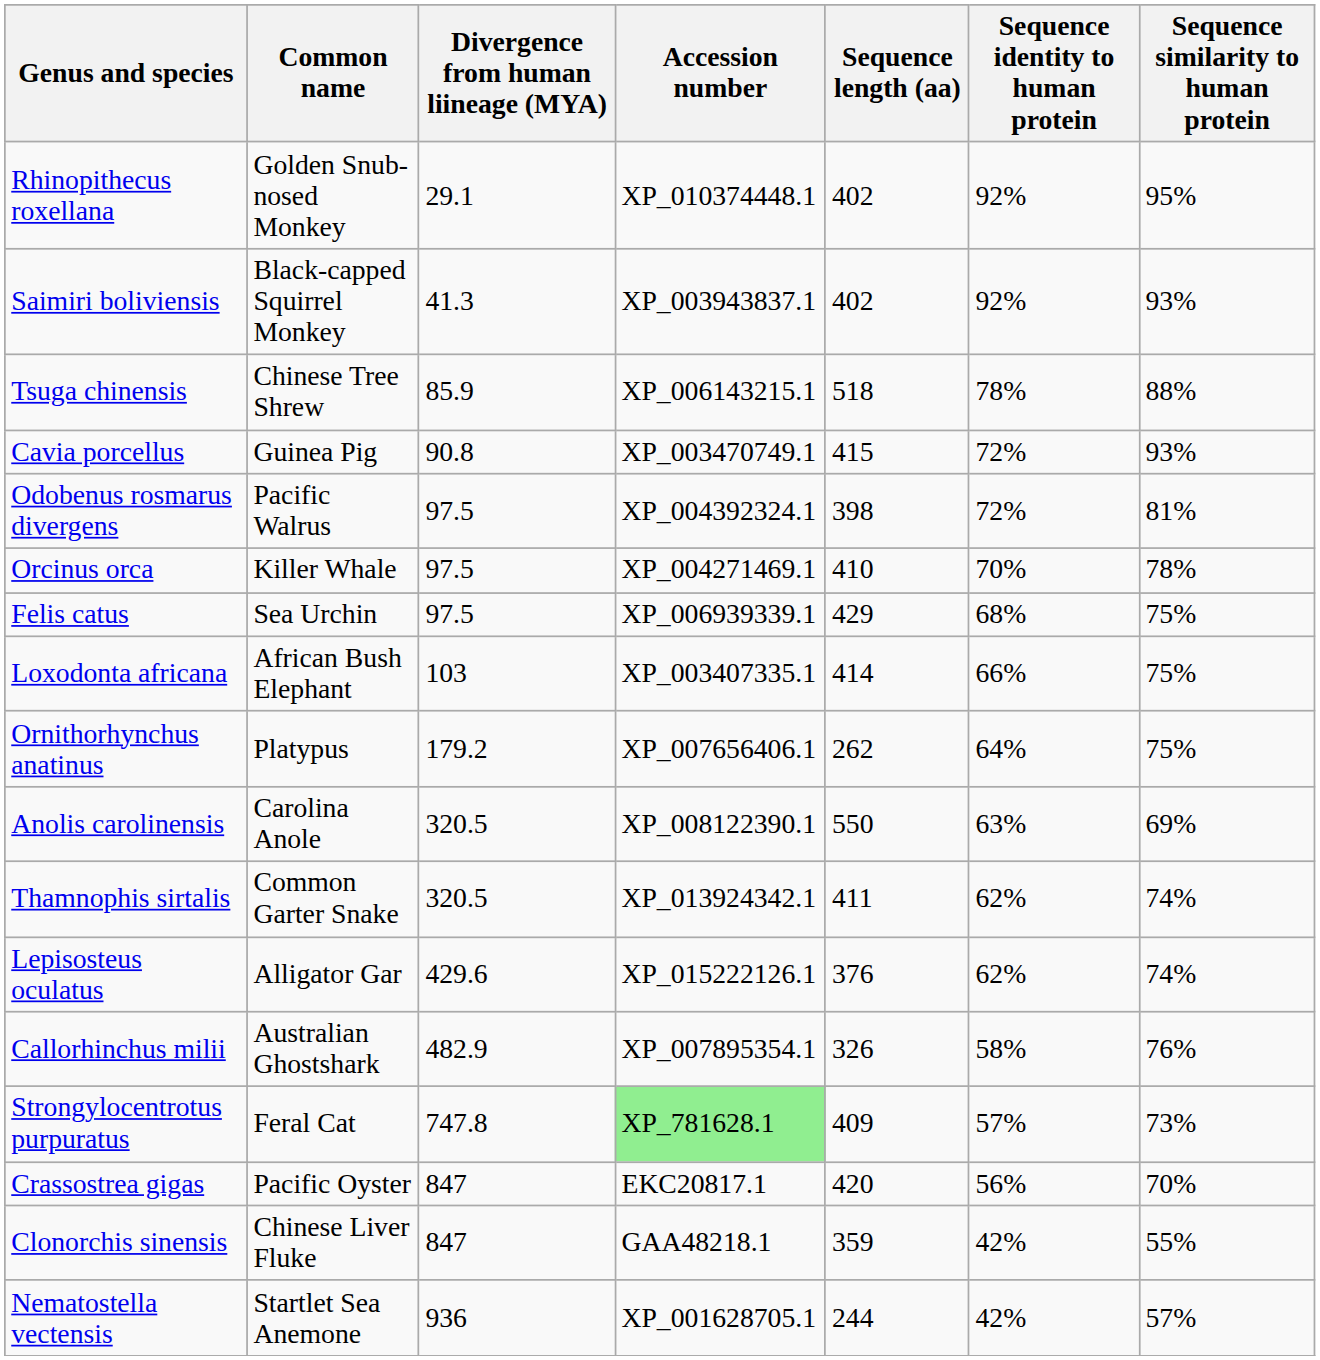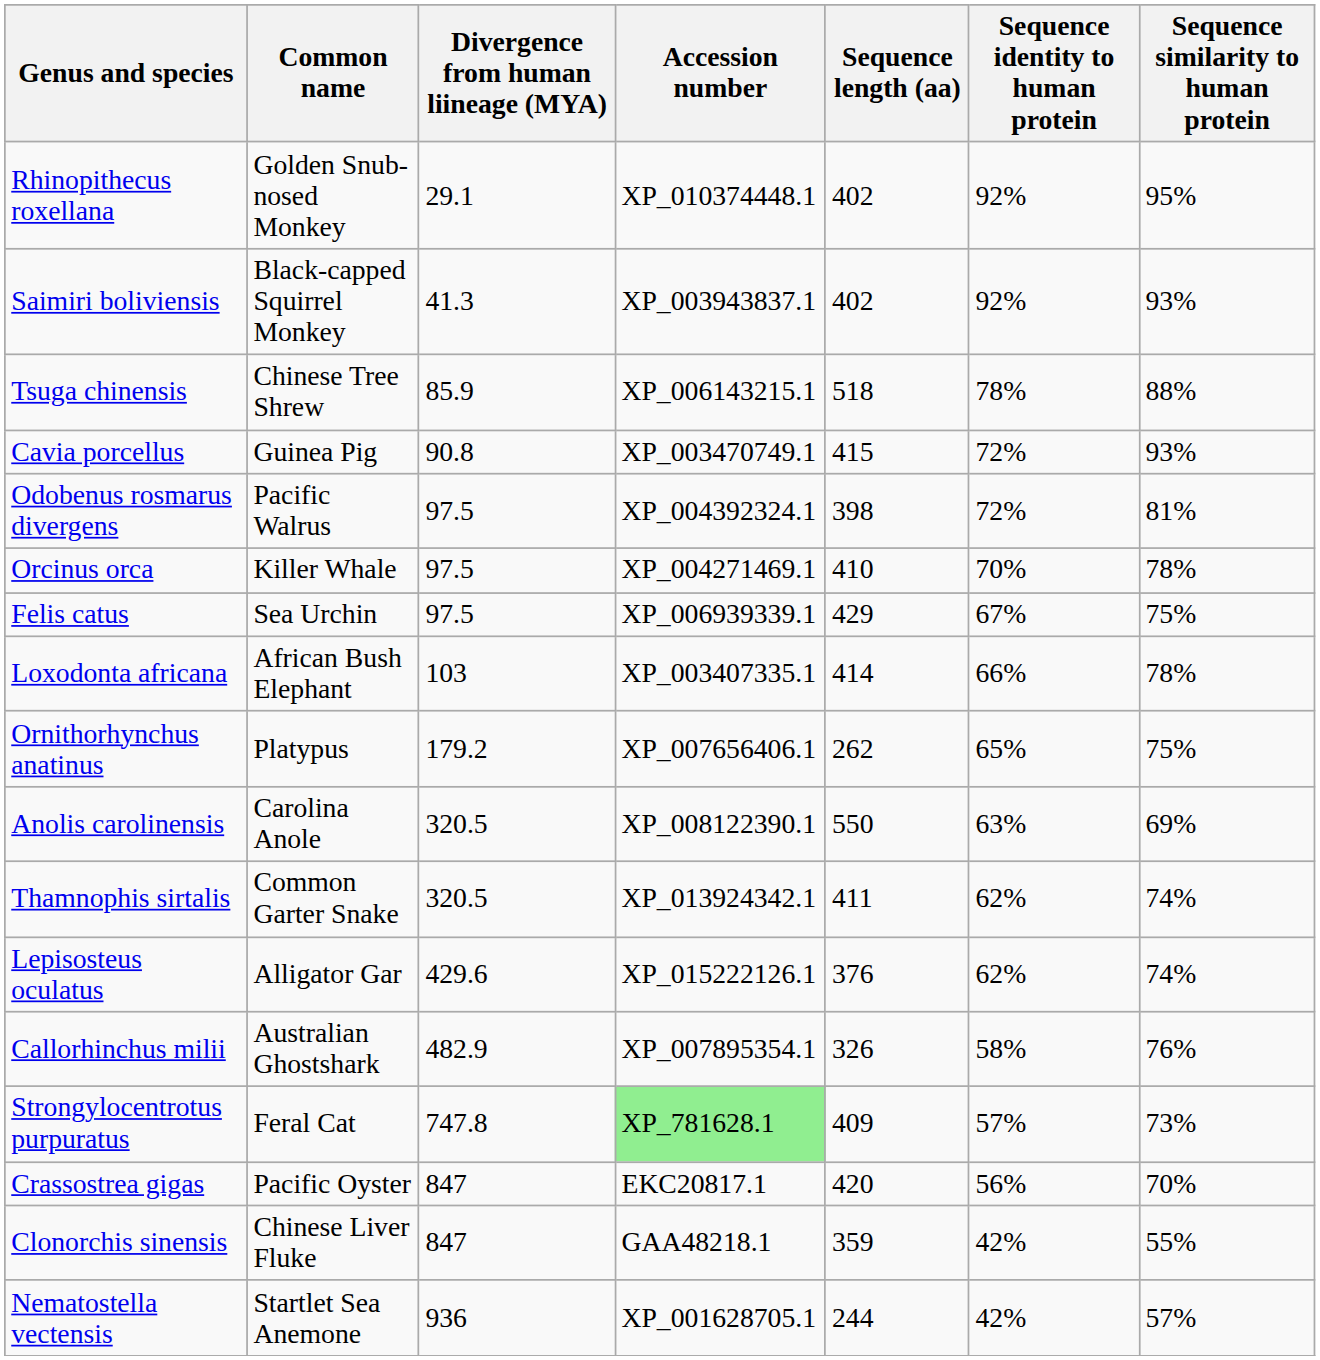(1001, 614) 68% -> (1001, 614) 67%
(1171, 673) 75% -> (1171, 673) 78%
(1001, 748) 64% -> (1001, 748) 65%
